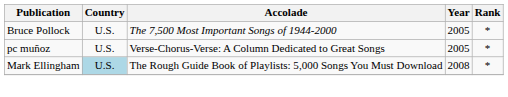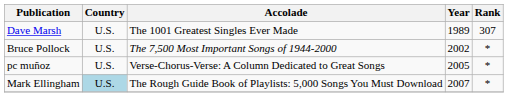+ row: (34, 30)
(459, 30) 2005 -> (459, 48) 2002
(459, 65) 2008 -> (459, 83) 2007
